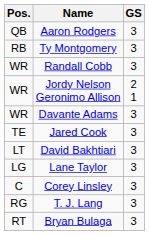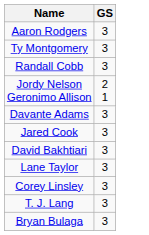- column: (19, 13)
